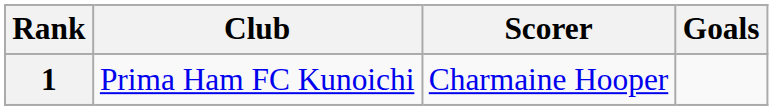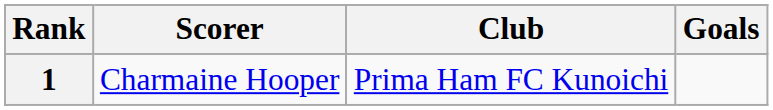columns swapped: (549, 29) <-> (257, 29)
